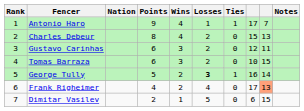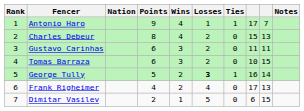(253, 49) 12 -> (253, 49) 11
(266, 87) lightsalmon background -> (266, 87) no background
